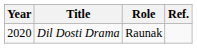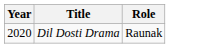- column: (179, 14)
